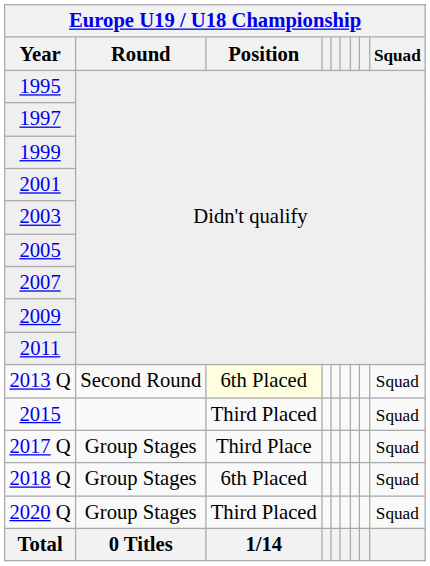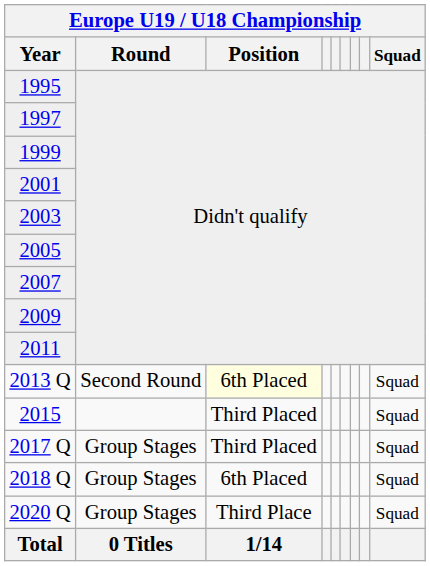(264, 446) Third Place -> (264, 446) Third Placed
(264, 511) Third Placed -> (264, 511) Third Place
